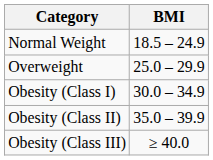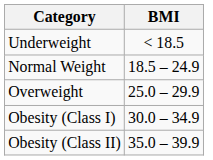+ row: (49, 42)
- row: (67, 142)
